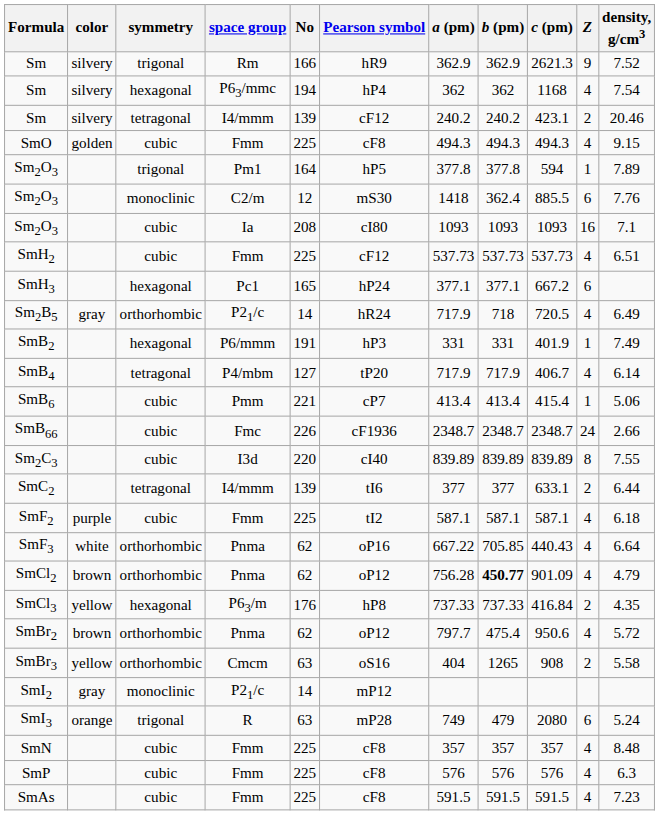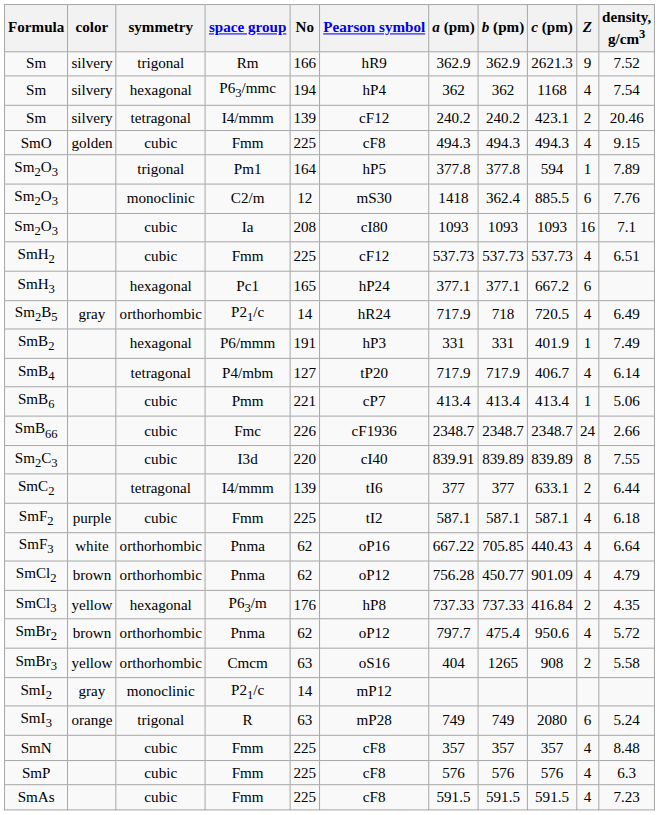(552, 402) 415.4 -> (552, 402) 413.4
(453, 460) 839.89 -> (453, 460) 839.91
(503, 576) bold -> (503, 576) normal
(503, 721) 479 -> (503, 721) 749
